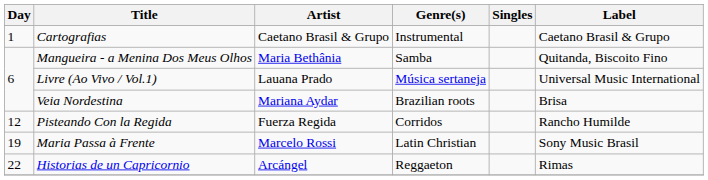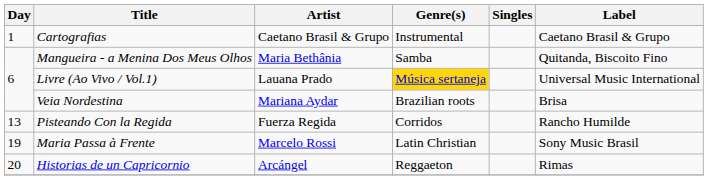(441, 79) no background -> (441, 79) gold background
(14, 121) 12 -> (14, 121) 13
(14, 164) 22 -> (14, 164) 20
